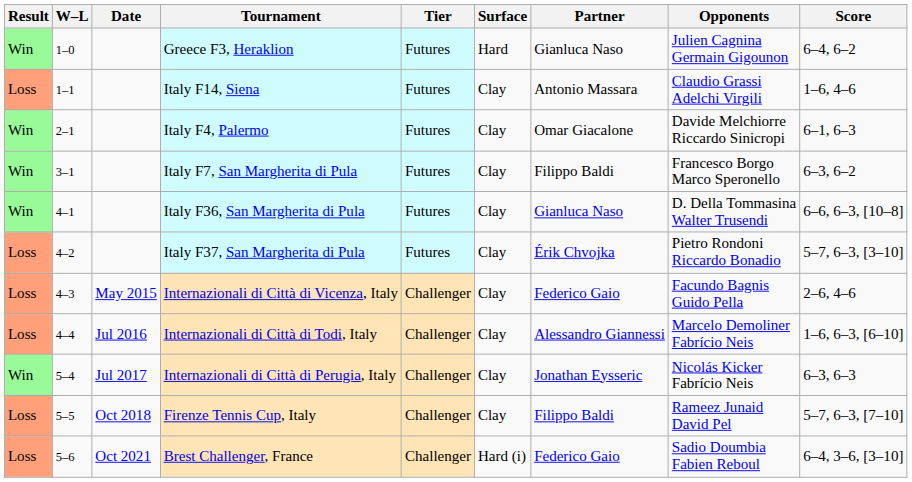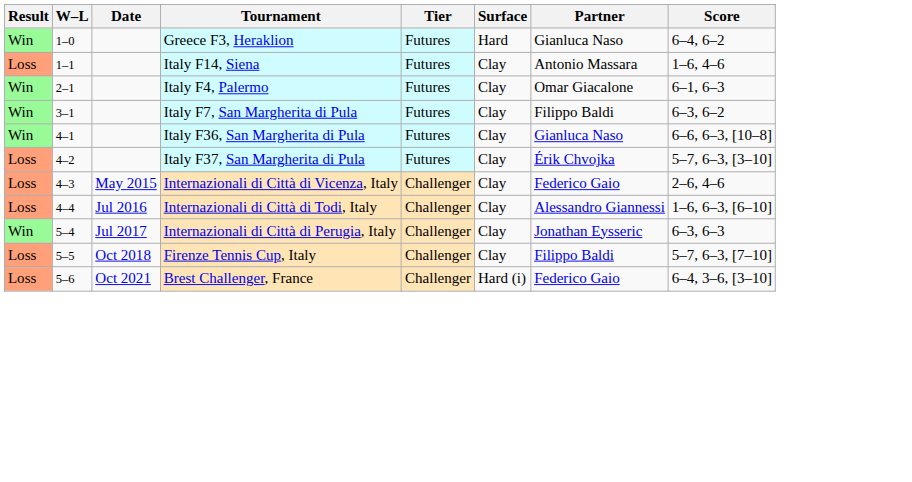- column: (734, 16)
